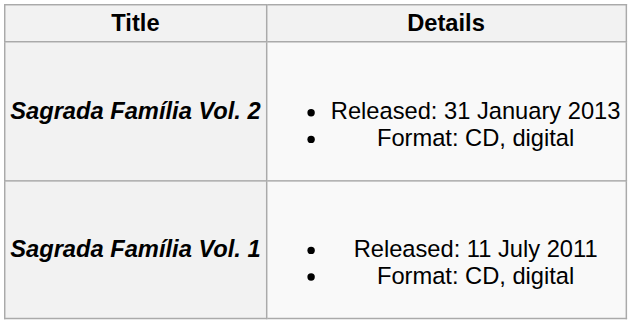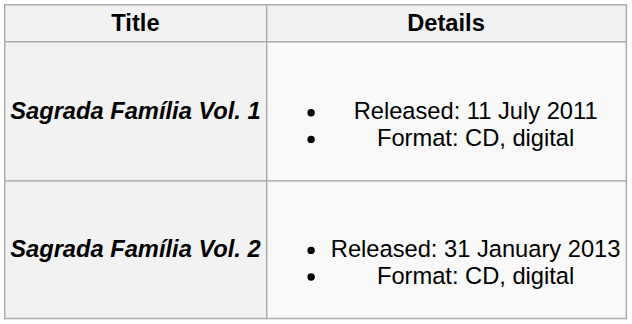rows swapped: (135, 249) <-> (135, 111)
